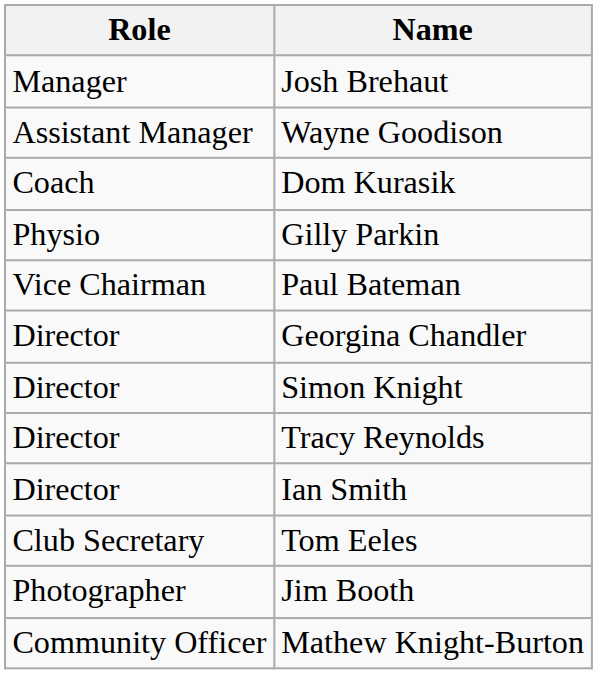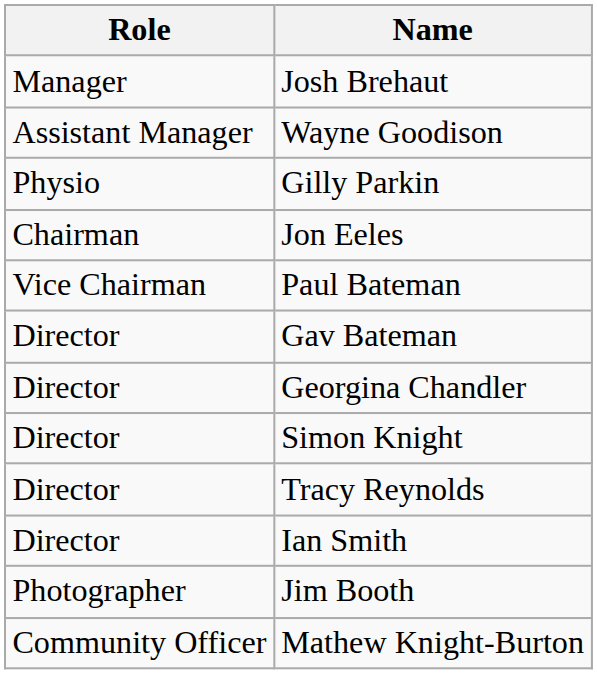- row: (368, 183)
+ row: (342, 234)
+ row: (369, 336)
- row: (349, 540)
